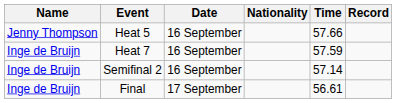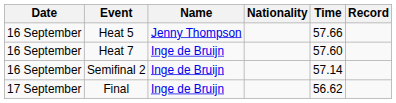columns swapped: (204, 13) <-> (52, 13)
(328, 51) 57.59 -> (328, 51) 57.60
(328, 88) 56.61 -> (328, 88) 56.62
